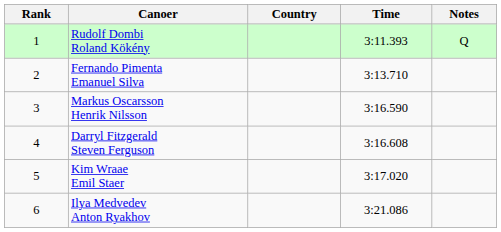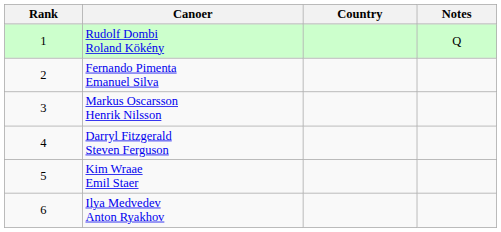- column: (386, 14)
